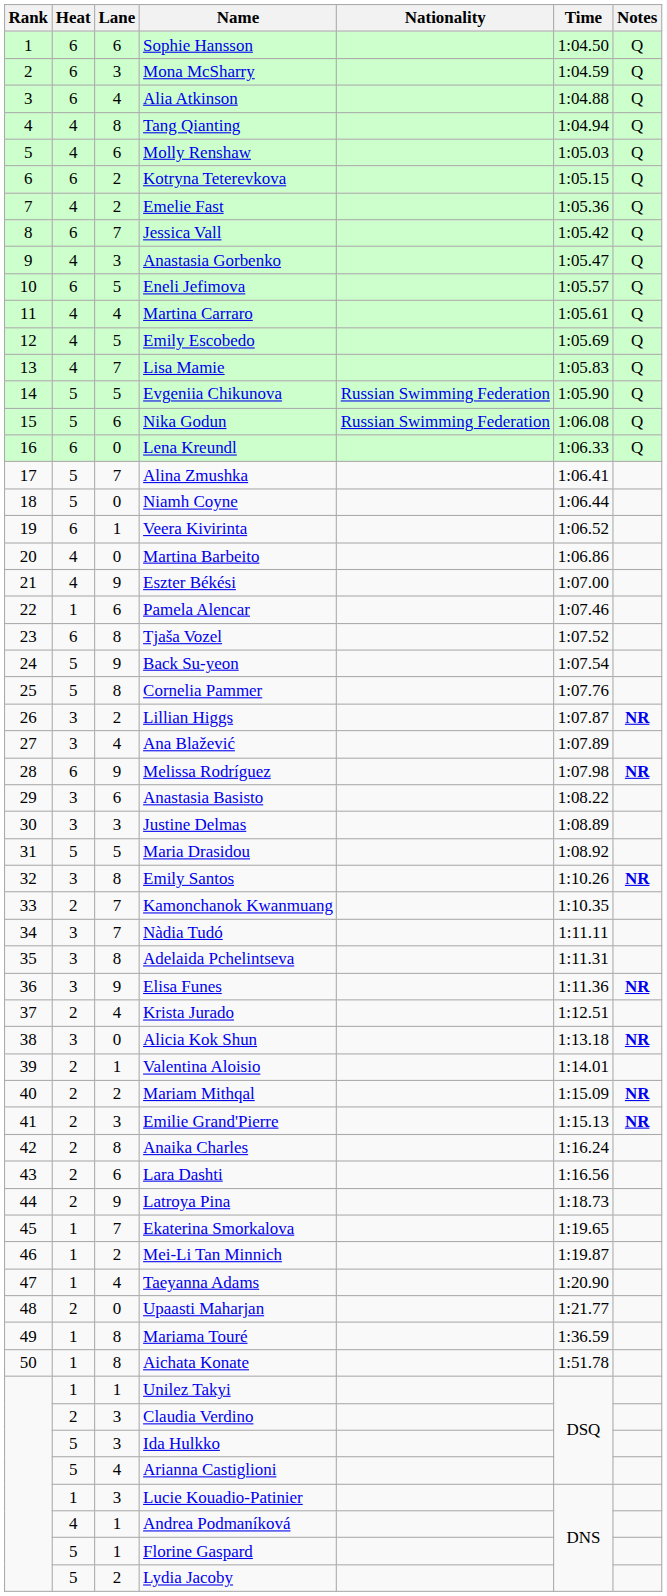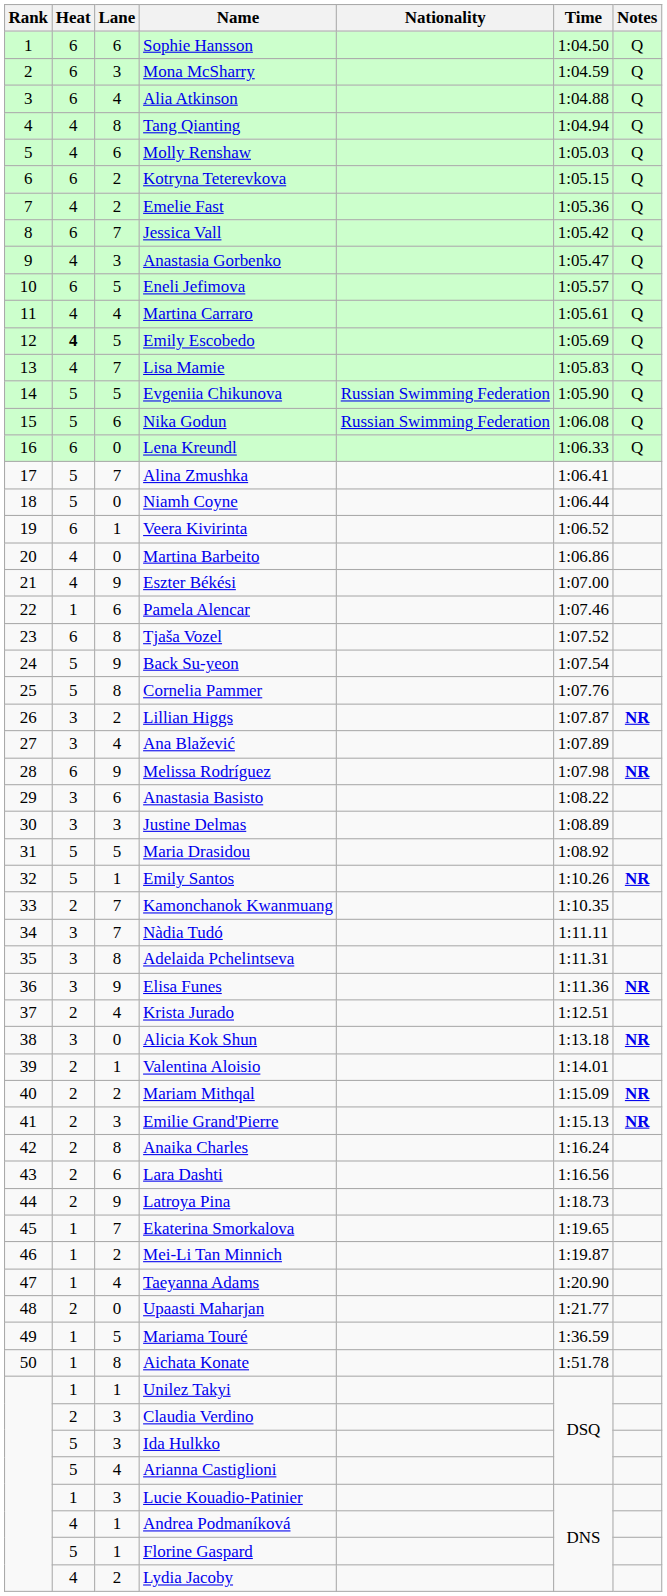(73, 340) normal -> (73, 340) bold
(73, 878) 3 -> (73, 878) 5
(117, 878) 8 -> (117, 878) 1
(117, 1335) 8 -> (117, 1335) 5
(73, 1578) 5 -> (73, 1578) 4
